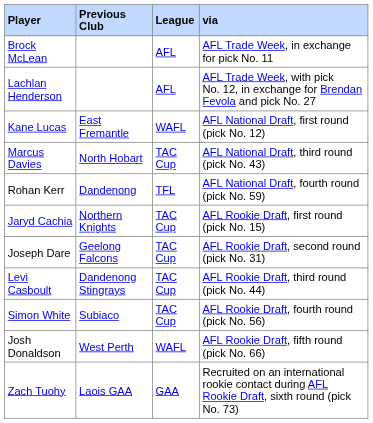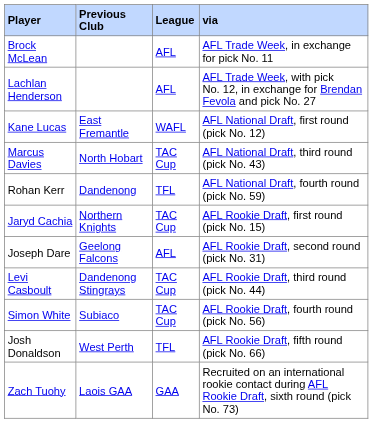(166, 252) TAC Cup -> (166, 252) AFL
(171, 346) WAFL -> (165, 346) TFL
